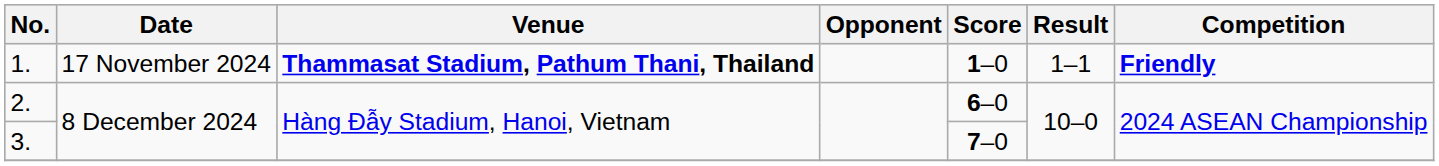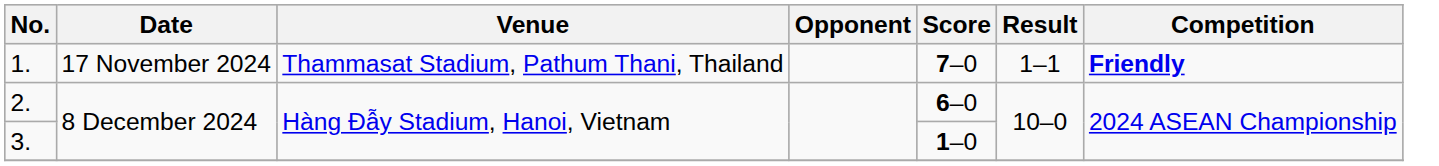(548, 63) bold -> (533, 63) normal
(987, 63) 1–0 -> (957, 63) 7–0
(987, 141) 7–0 -> (957, 141) 1–0
